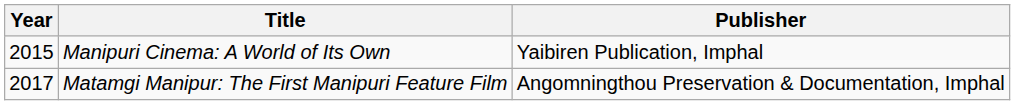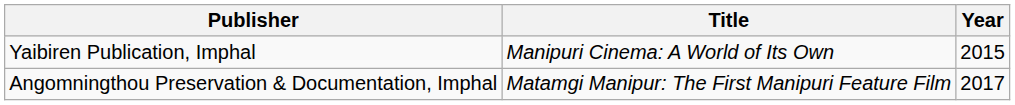columns swapped: (31, 20) <-> (761, 20)
